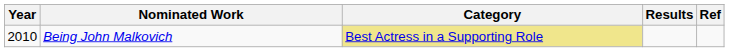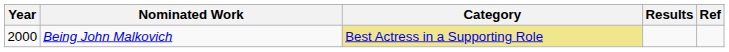(22, 36) 2010 -> (22, 36) 2000
